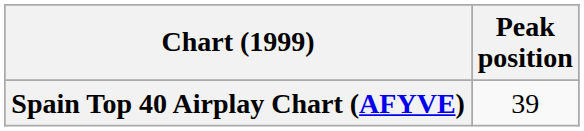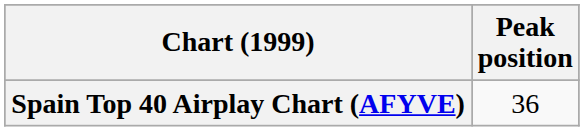(525, 102) 39 -> (525, 102) 36
